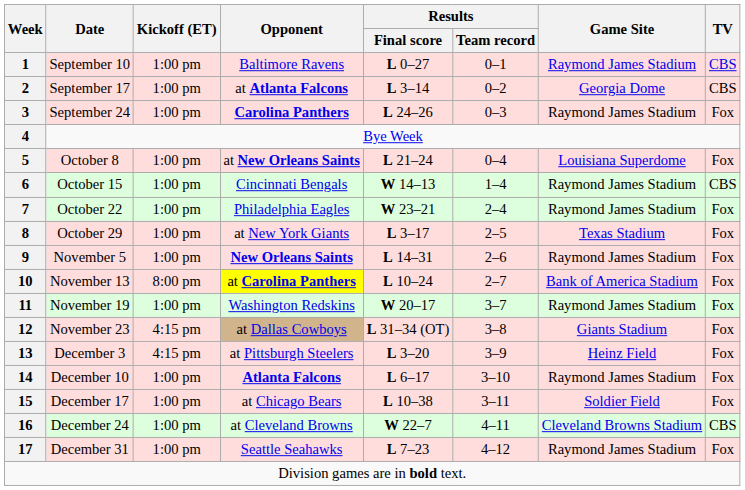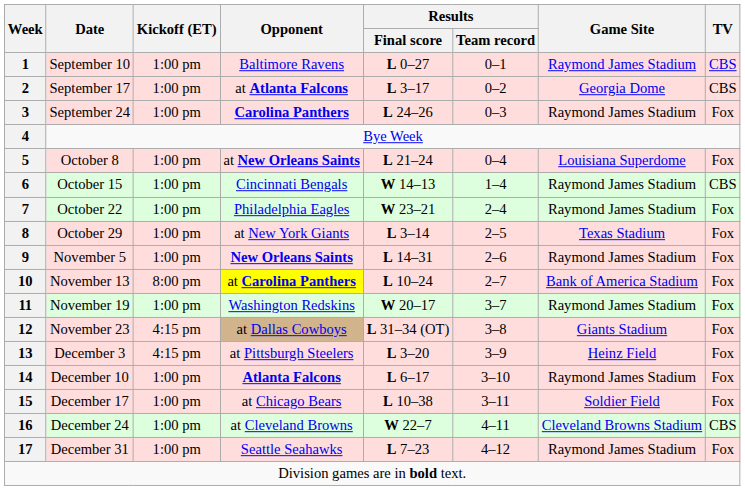(408, 88) L 3–14 -> (408, 88) L 3–17
(408, 233) L 3–17 -> (408, 233) L 3–14
